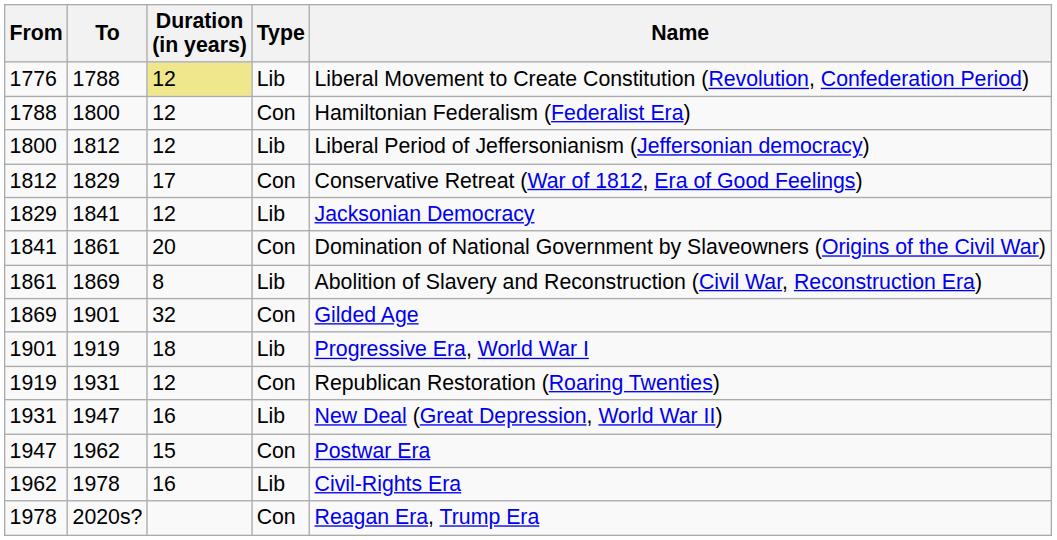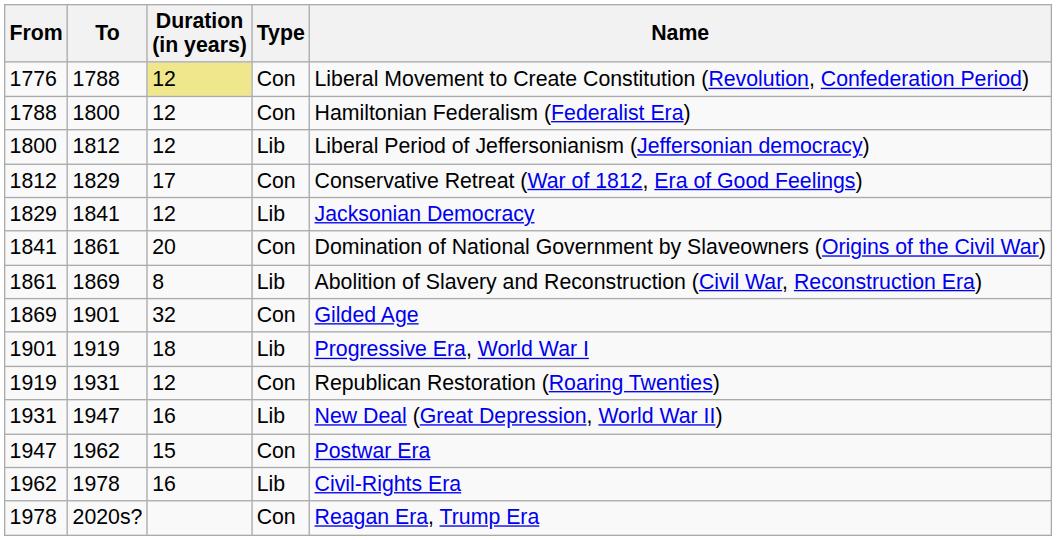(271, 79) Lib -> (276, 79) Con
